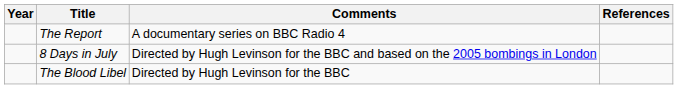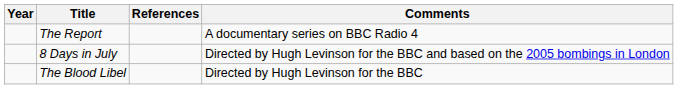columns swapped: (364, 14) <-> (636, 14)
